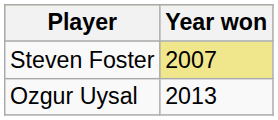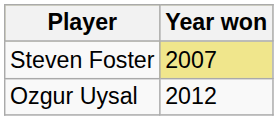(191, 96) 2013 -> (191, 96) 2012
